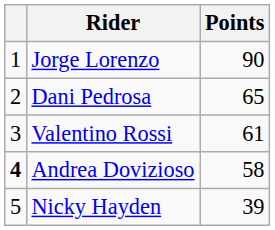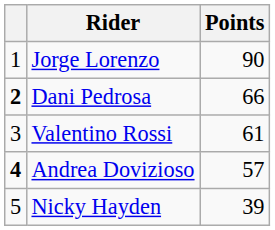(16, 96) normal -> (16, 96) bold
(253, 96) 65 -> (253, 96) 66
(253, 170) 58 -> (253, 170) 57
